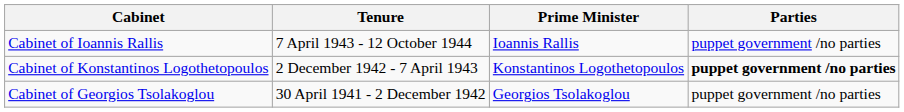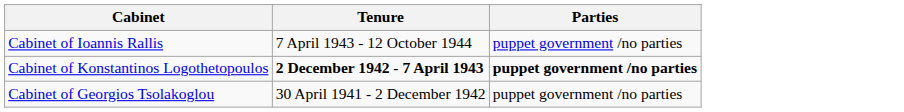- column: (588, 17)
(377, 69) normal -> (380, 69) bold
